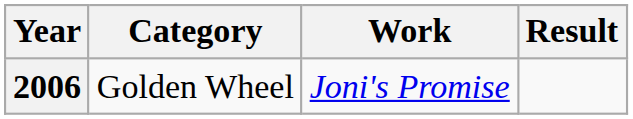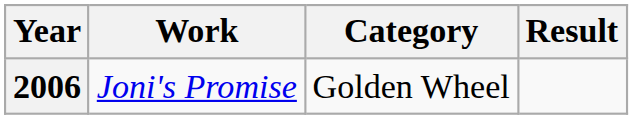columns swapped: (195, 31) <-> (410, 31)
